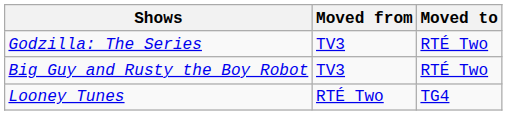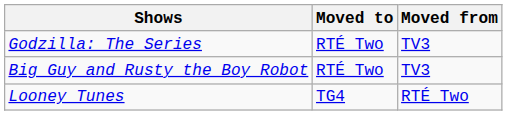columns swapped: (364, 18) <-> (459, 18)
